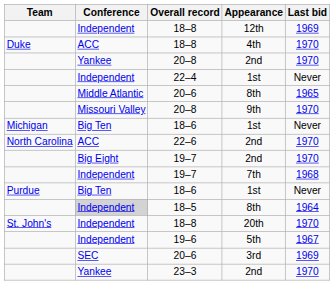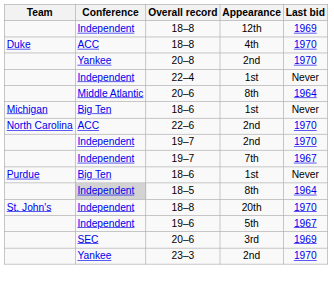(307, 93) 1965 -> (305, 93) 1964
- row: (185, 110)
(98, 158) Big Eight -> (106, 142) Independent
(307, 175) 1968 -> (305, 158) 1967
